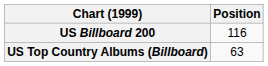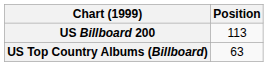(237, 33) 116 -> (237, 33) 113
